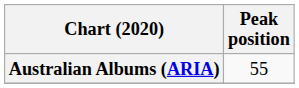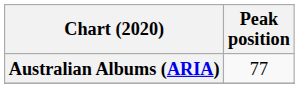(259, 68) 55 -> (259, 68) 77
